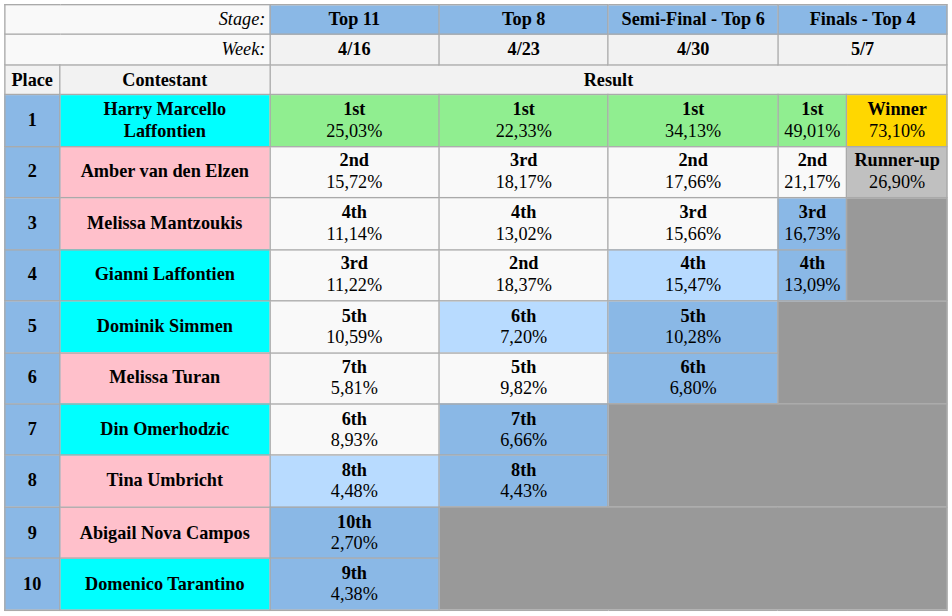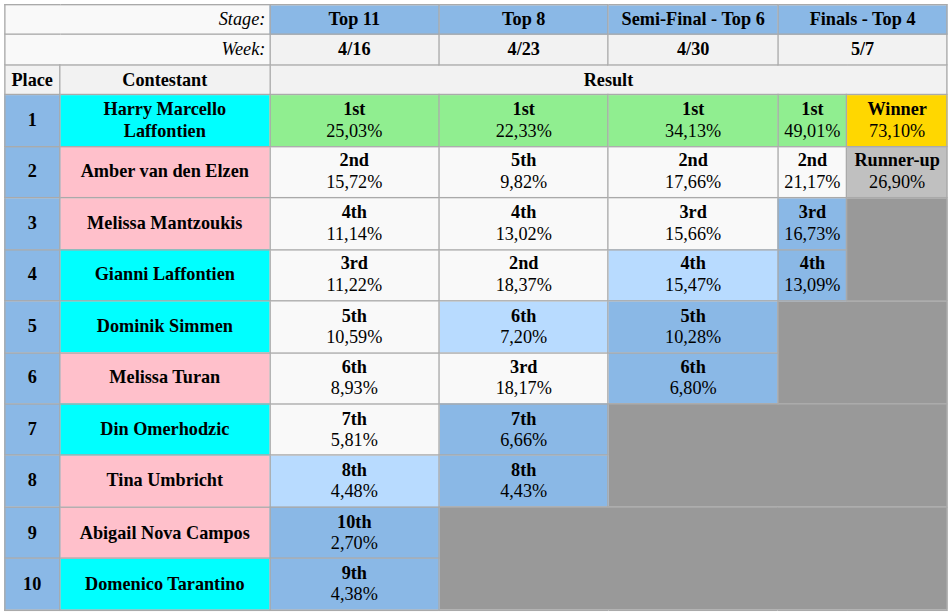(524, 171) 3rd 18,17% -> (524, 171) 5th 9,82%
(354, 377) 7th 5,81% -> (354, 377) 6th 8,93%
(524, 377) 5th 9,82% -> (524, 377) 3rd 18,17%
(354, 429) 6th 8,93% -> (354, 429) 7th 5,81%
